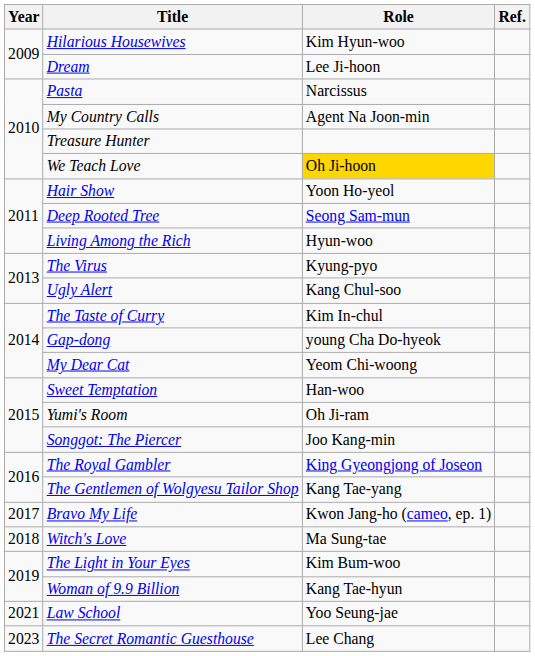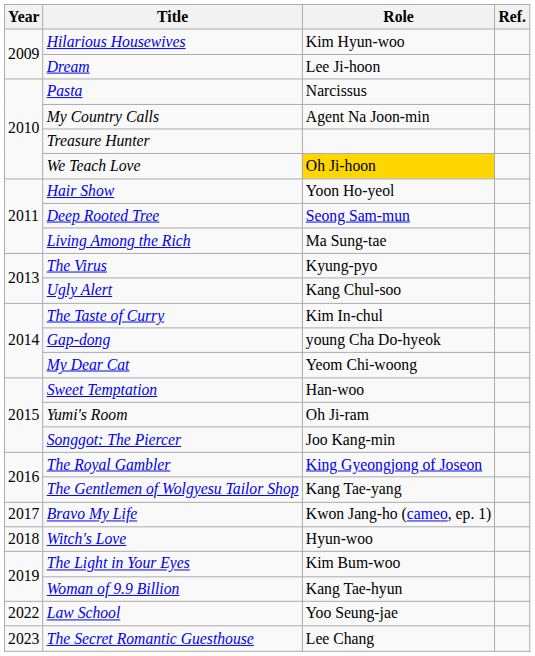(339, 240) Hyun-woo -> (346, 240) Ma Sung-tae
(346, 539) Ma Sung-tae -> (339, 539) Hyun-woo
(24, 613) 2021 -> (24, 613) 2022
